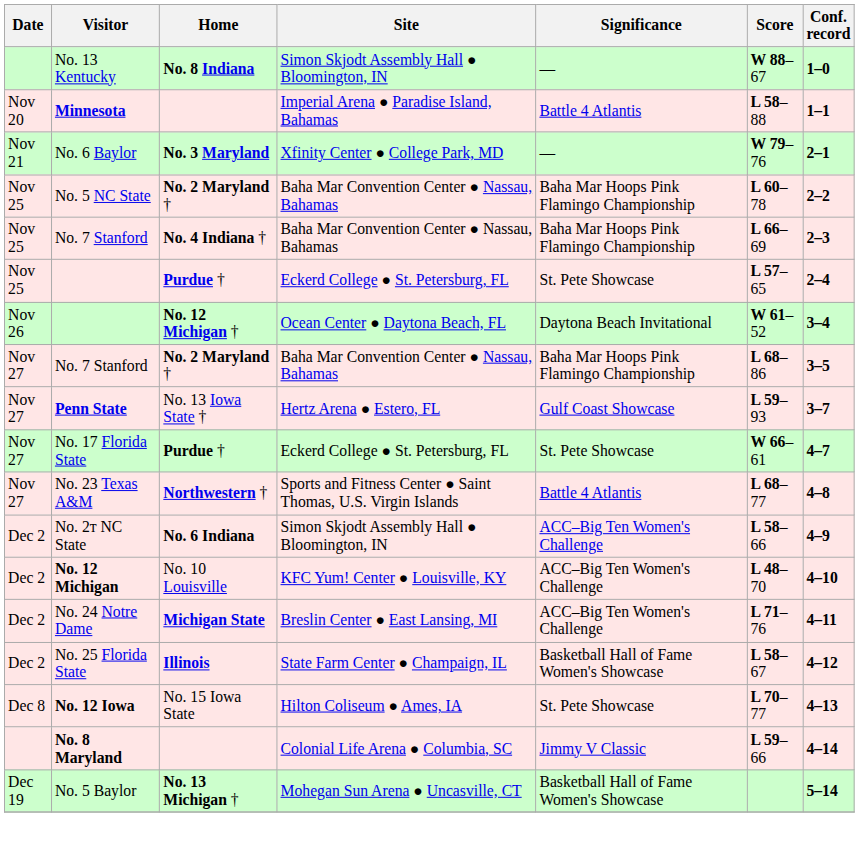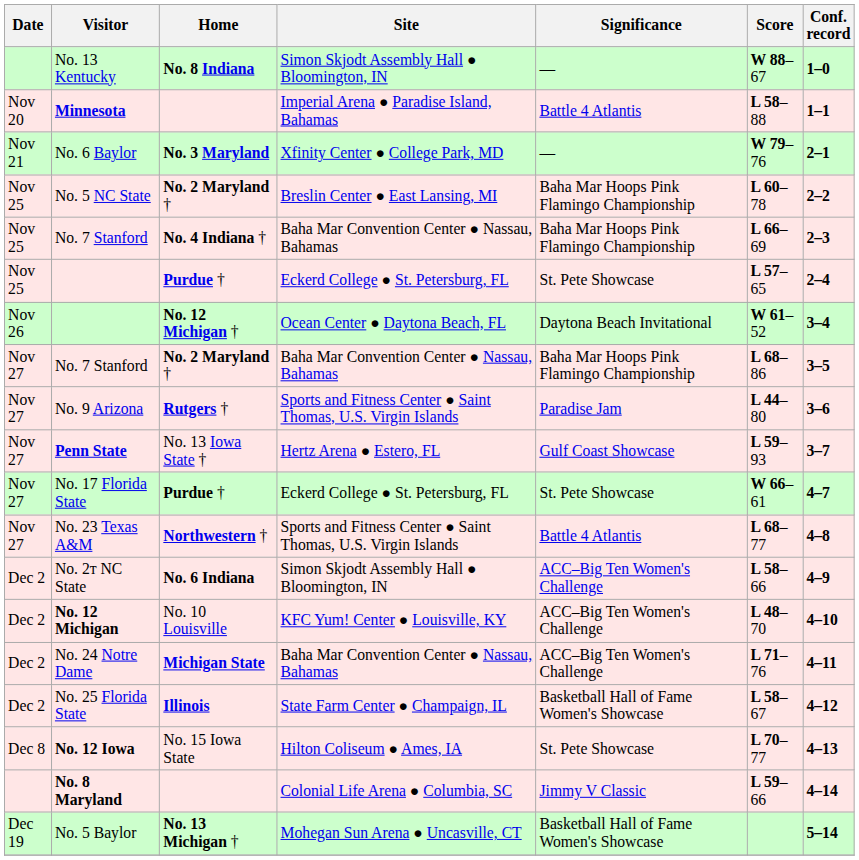(406, 195) Baha Mar Convention Center ● Nassau, Bahamas -> (389, 195) Breslin Center ● East Lansing, MI
+ row: (99, 408)
(389, 620) Breslin Center ● East Lansing, MI -> (406, 663) Baha Mar Convention Center ● Nassau, Bahamas
